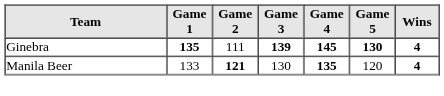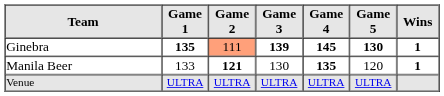(235, 47) no background -> (232, 47) lightsalmon background
(417, 47) 4 -> (418, 47) 1
(417, 65) 4 -> (418, 65) 1
+ row: (20, 82)
